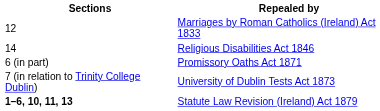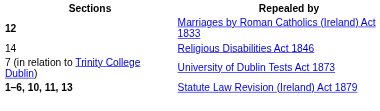(11, 28) normal -> (11, 28) bold
- row: (240, 62)
